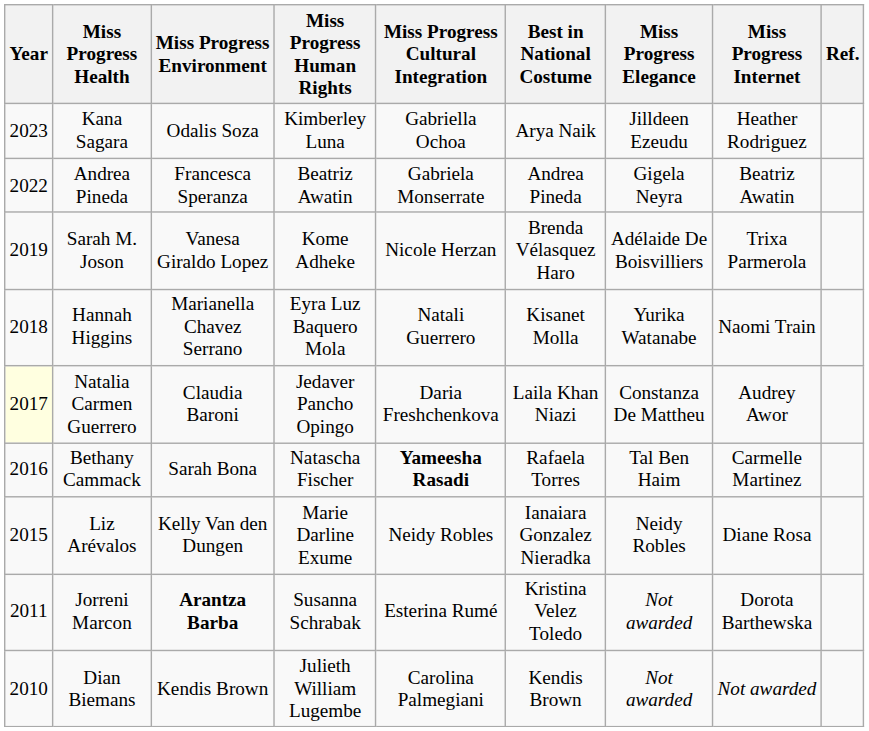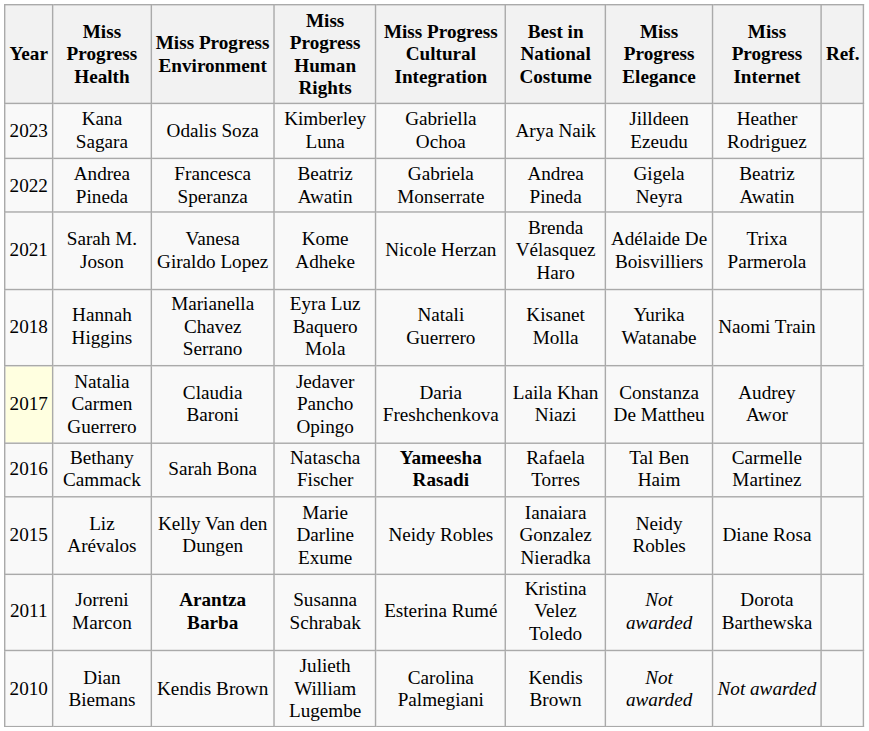(29, 250) 2019 -> (29, 250) 2021
